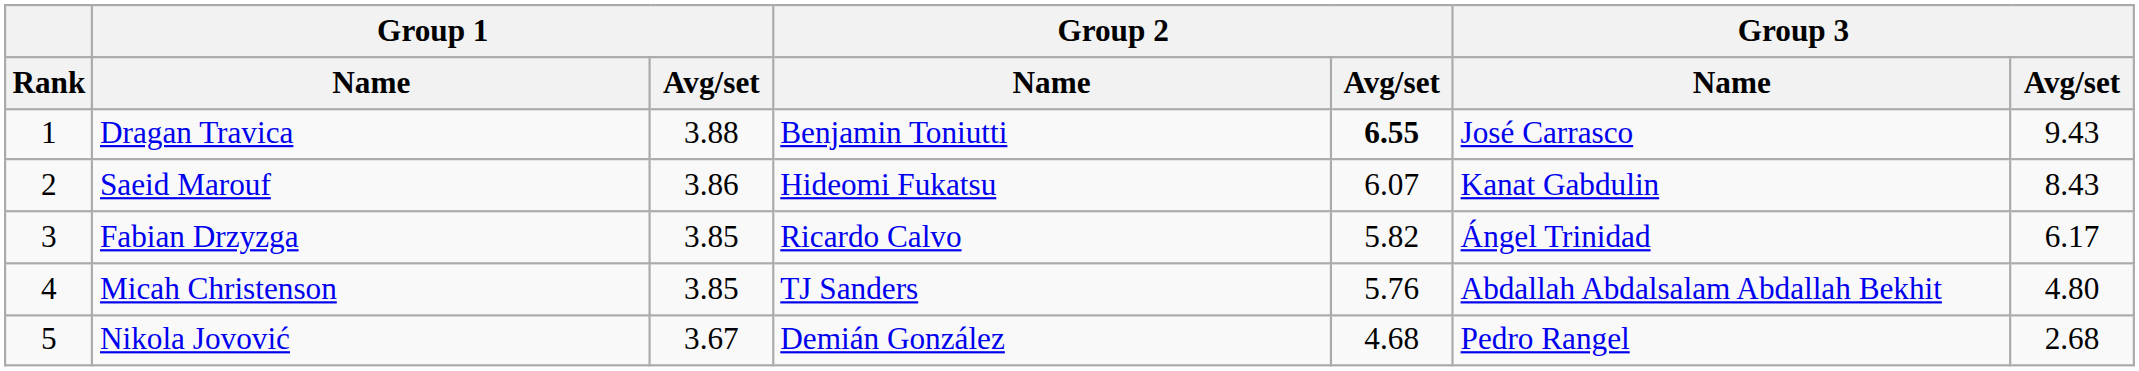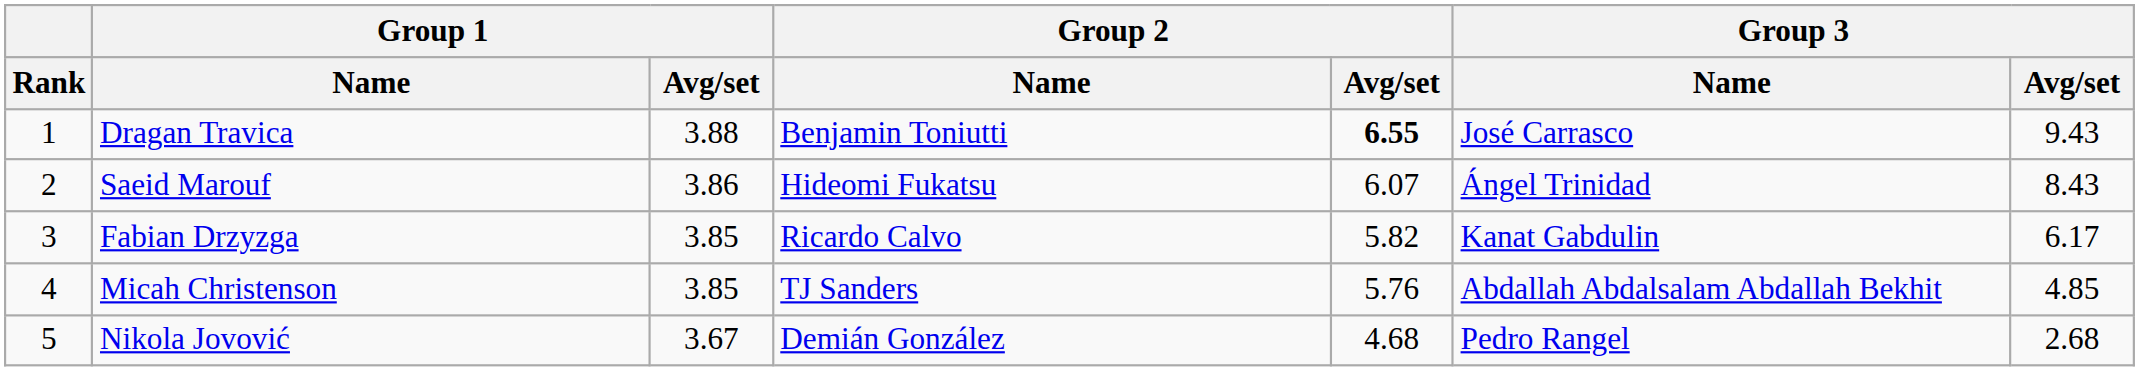(1560, 185) Kanat Gabdulin -> (1556, 185) Ángel Trinidad
(1556, 236) Ángel Trinidad -> (1560, 236) Kanat Gabdulin
(2072, 288) 4.80 -> (2072, 288) 4.85
